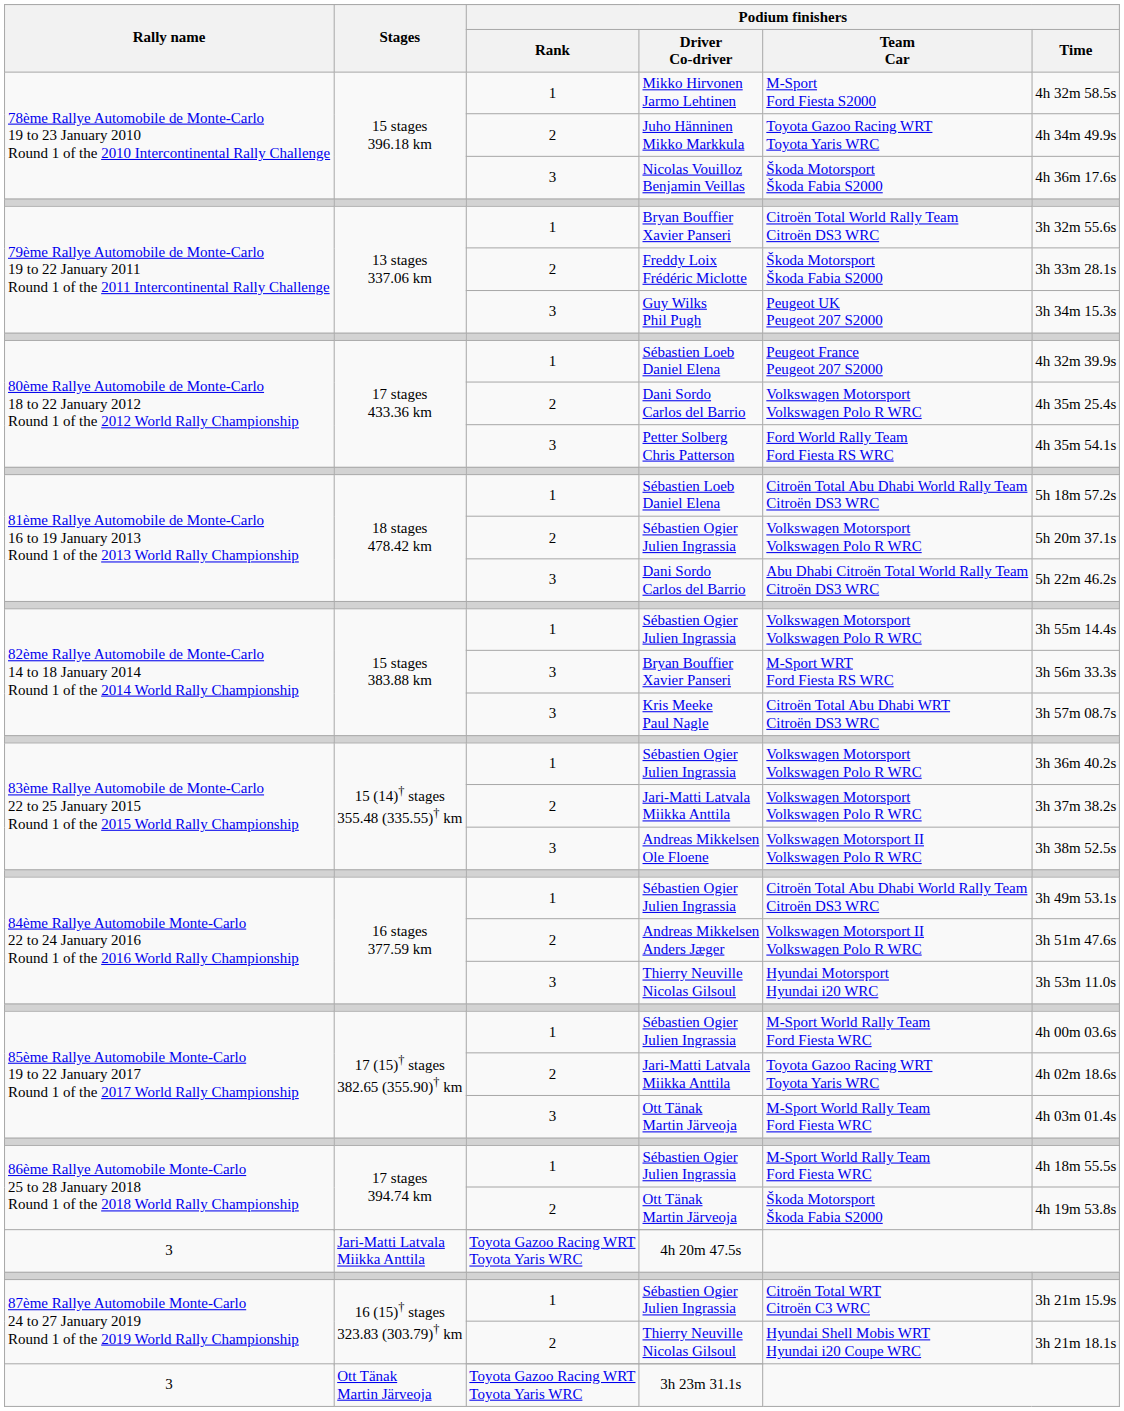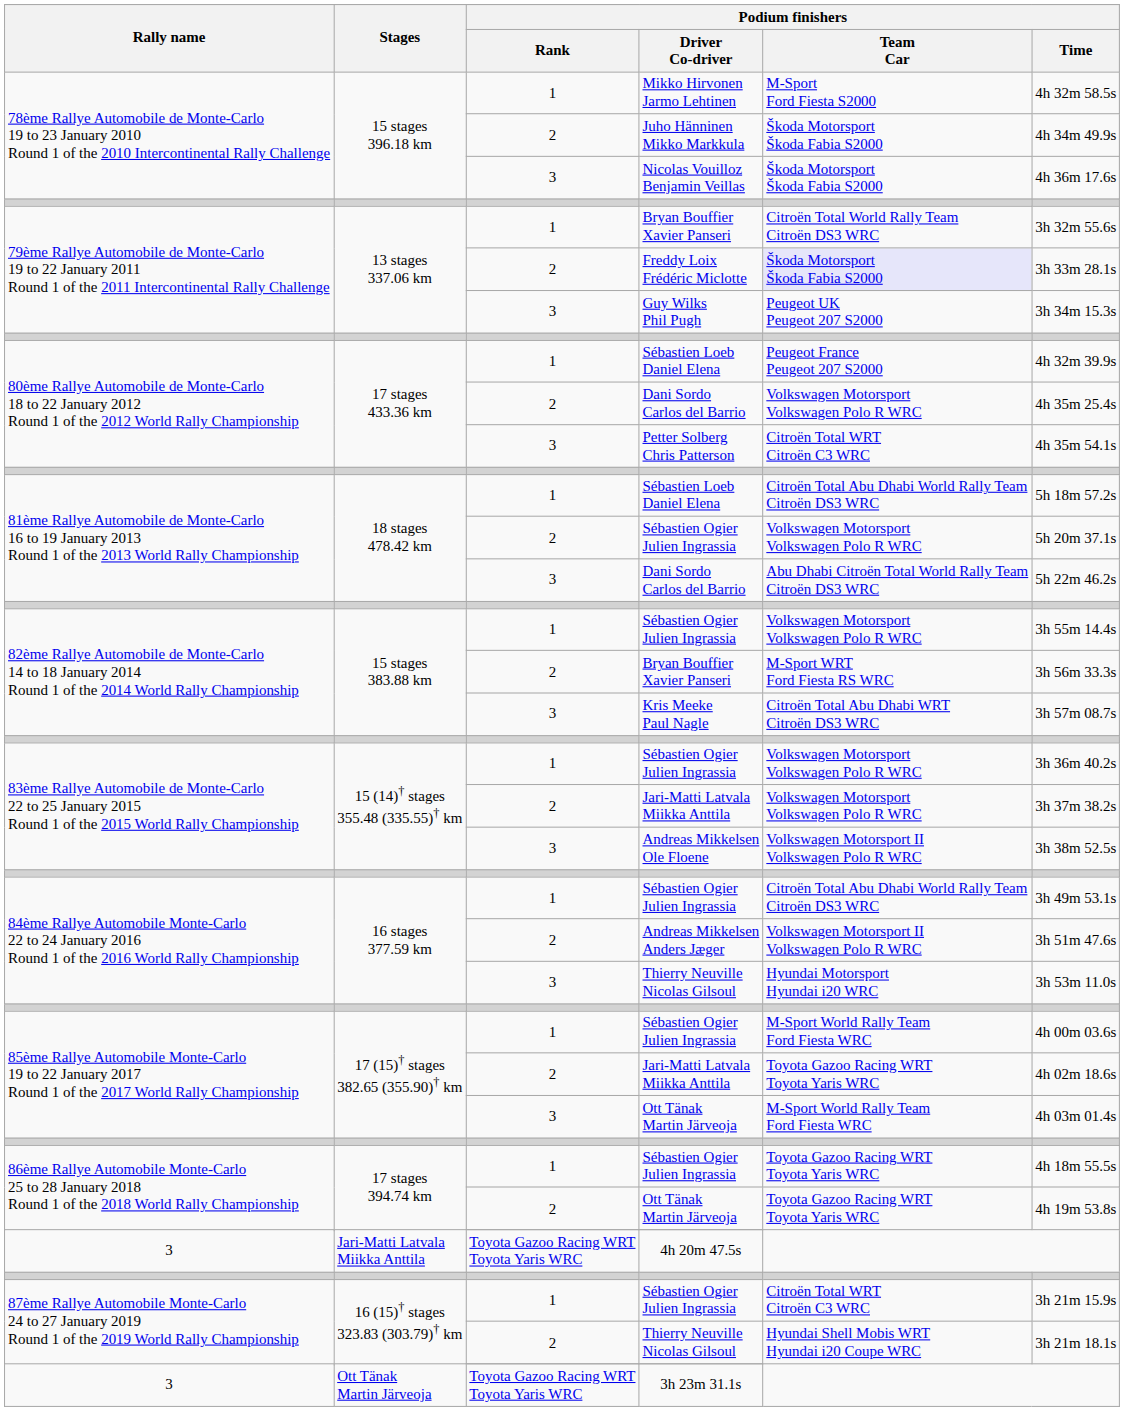(849, 135) Toyota Gazoo Racing WRT Toyota Yaris WRC -> (825, 135) Škoda Motorsport Škoda Fabia S2000
(825, 269) no background -> (825, 269) lavender background
(837, 446) Ford World Rally Team Ford Fiesta RS WRC -> (824, 446) Citroën Total WRT Citroën C3 WRC
(552, 672) 3 -> (552, 672) 2
(848, 1166) M-Sport World Rally Team Ford Fiesta WRC -> (849, 1166) Toyota Gazoo Racing WRT Toyota Yaris WRC
(825, 1208) Škoda Motorsport Škoda Fabia S2000 -> (849, 1208) Toyota Gazoo Racing WRT Toyota Yaris WRC
